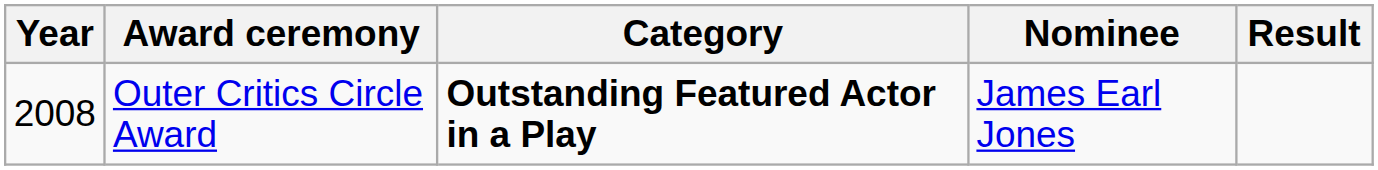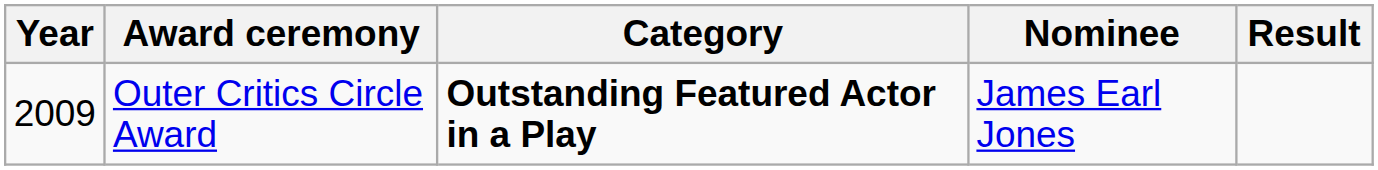(55, 113) 2008 -> (55, 113) 2009
